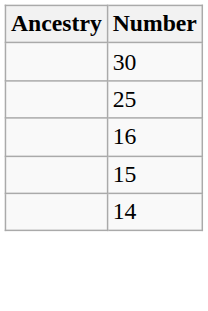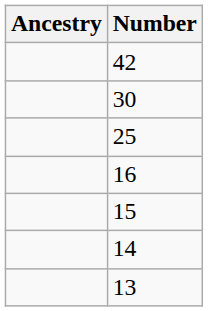+ row: (124, 61)
+ row: (124, 286)
